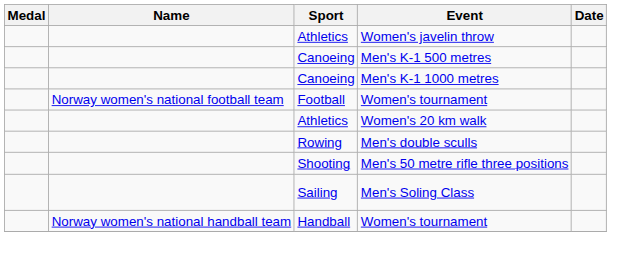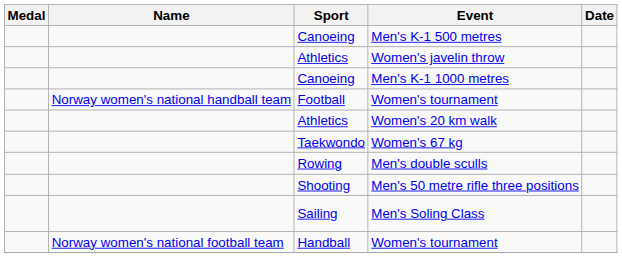rows swapped: (323, 36) <-> (326, 58)
(168, 100) Norway women's national football team -> (171, 100) Norway women's national handball team
+ row: (331, 142)
(171, 221) Norway women's national handball team -> (168, 242) Norway women's national football team
